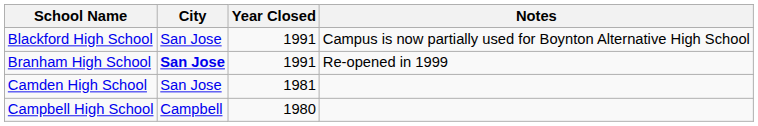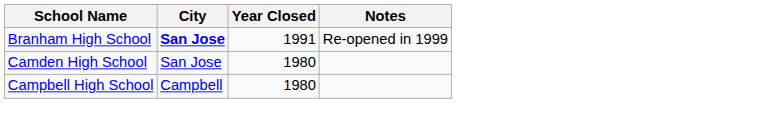- row: (80, 39)
(300, 86) 1981 -> (300, 62) 1980
